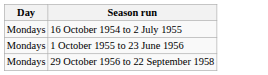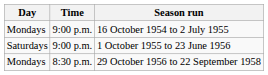+ column: (72, 12)
(26, 45) Mondays -> (27, 45) Saturdays
